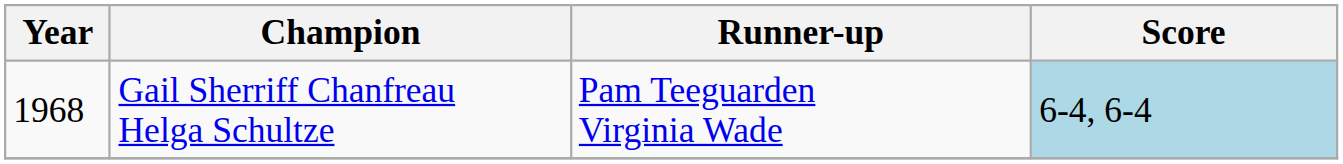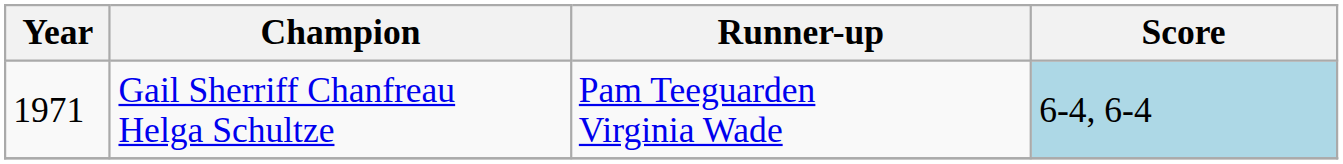(49, 108) 1968 -> (49, 108) 1971
